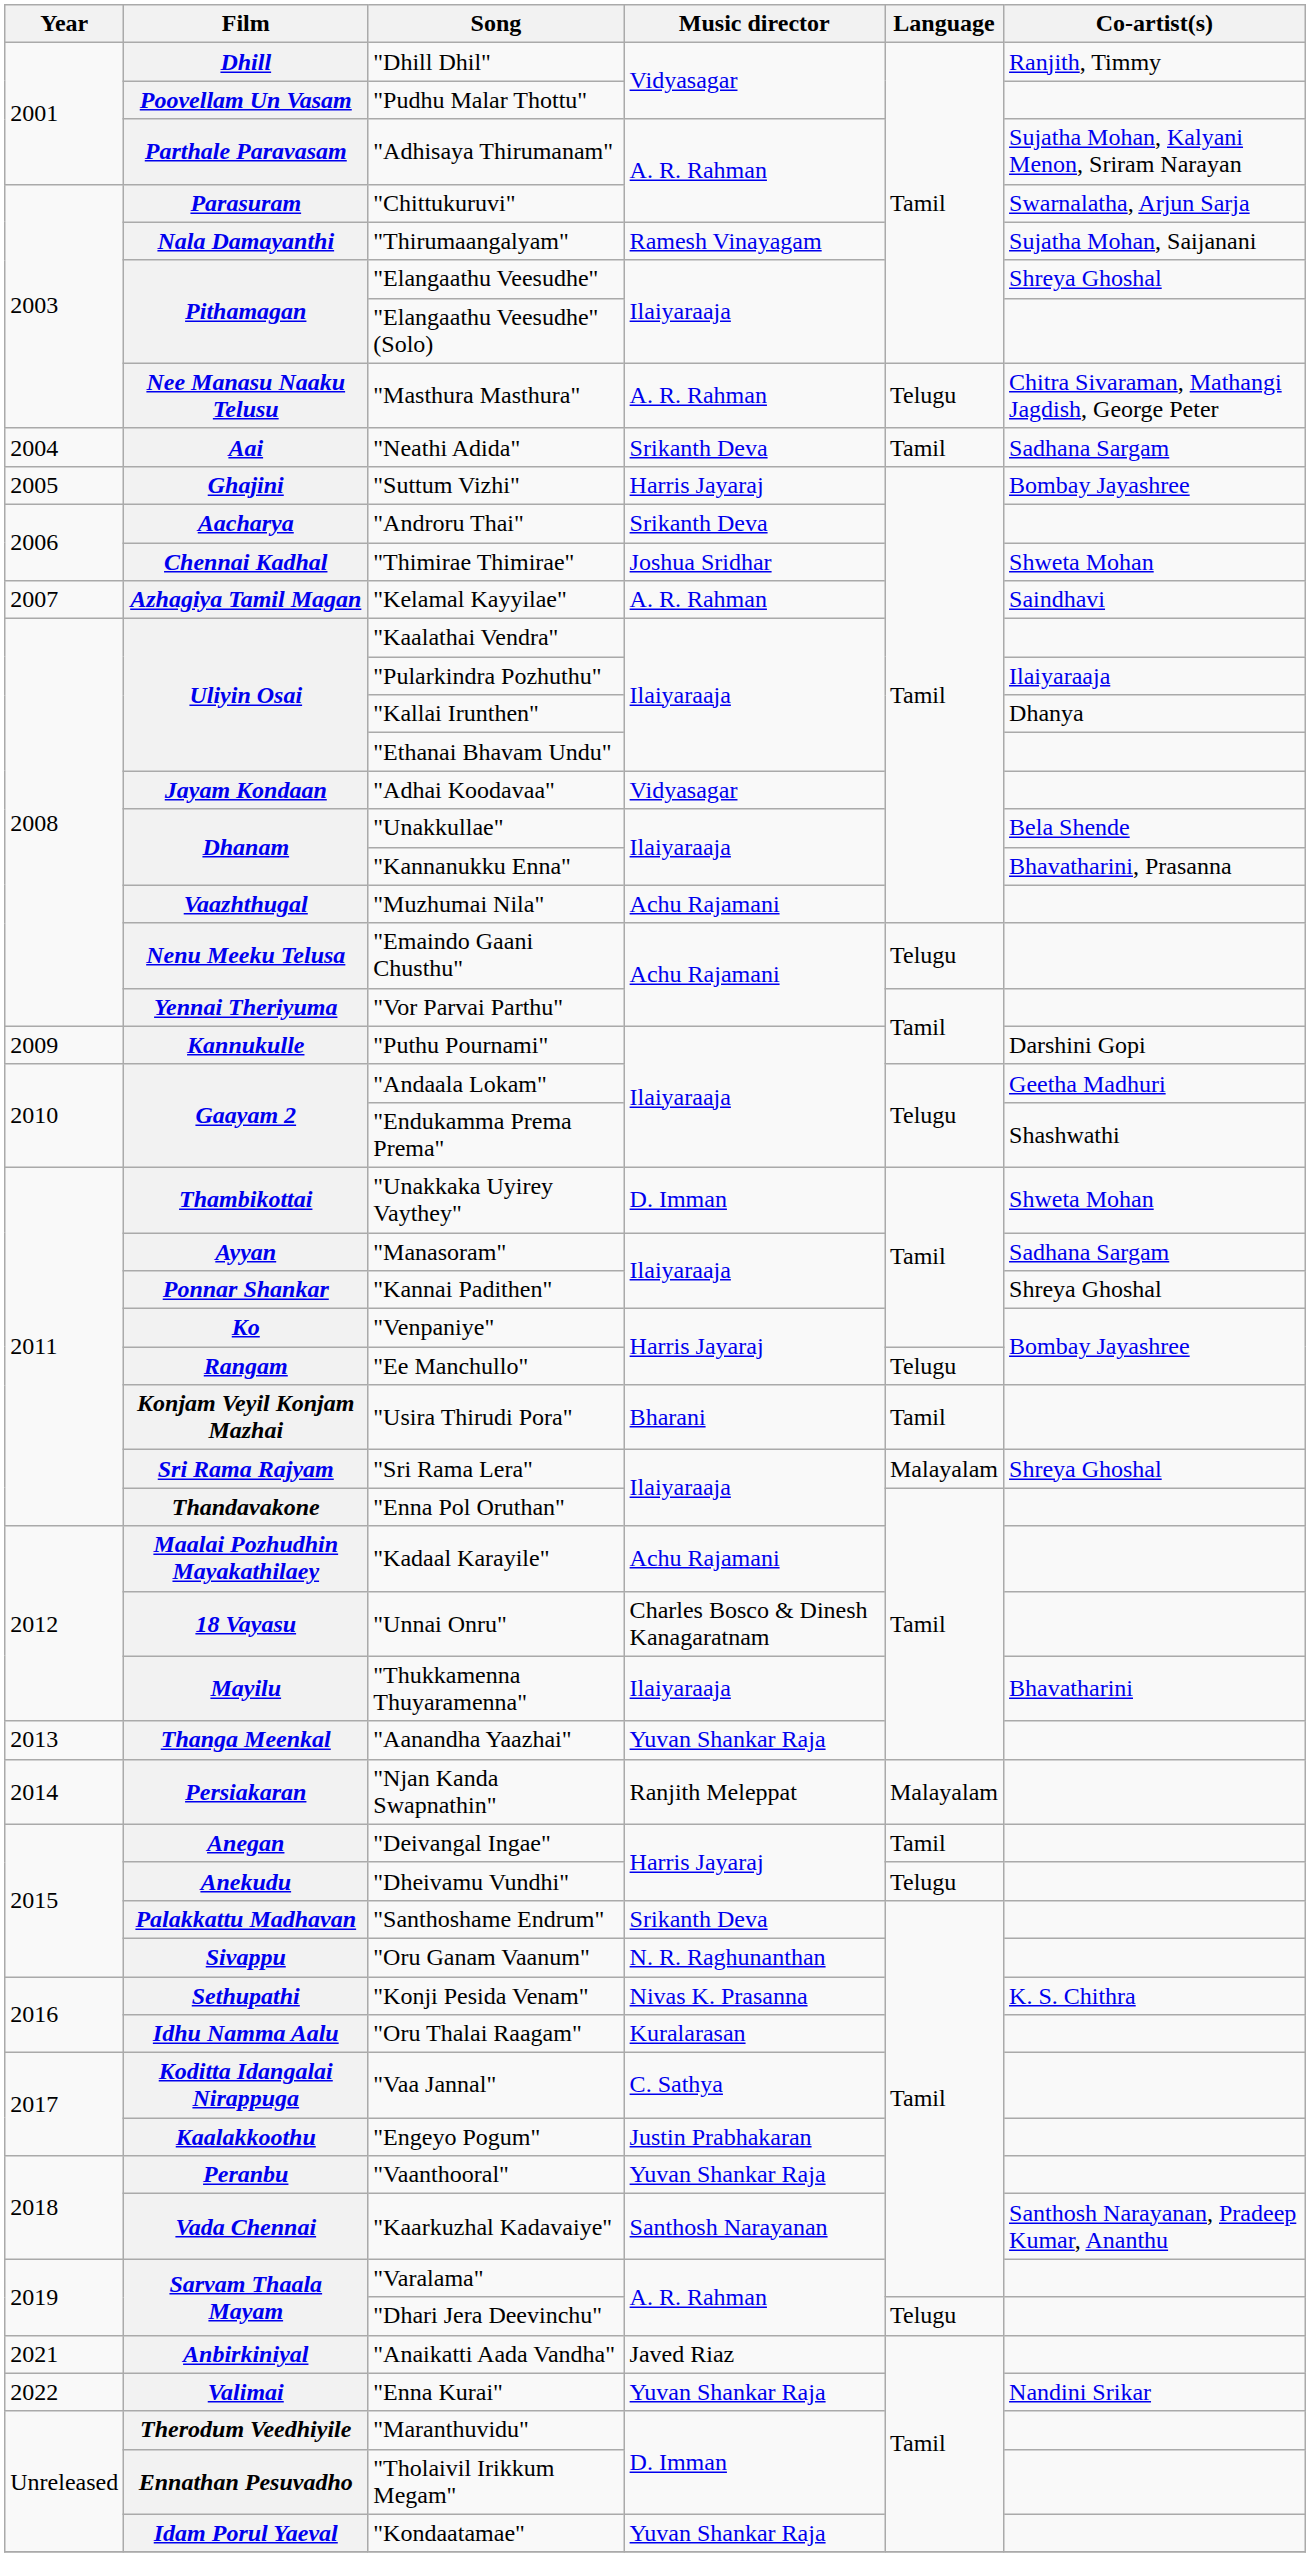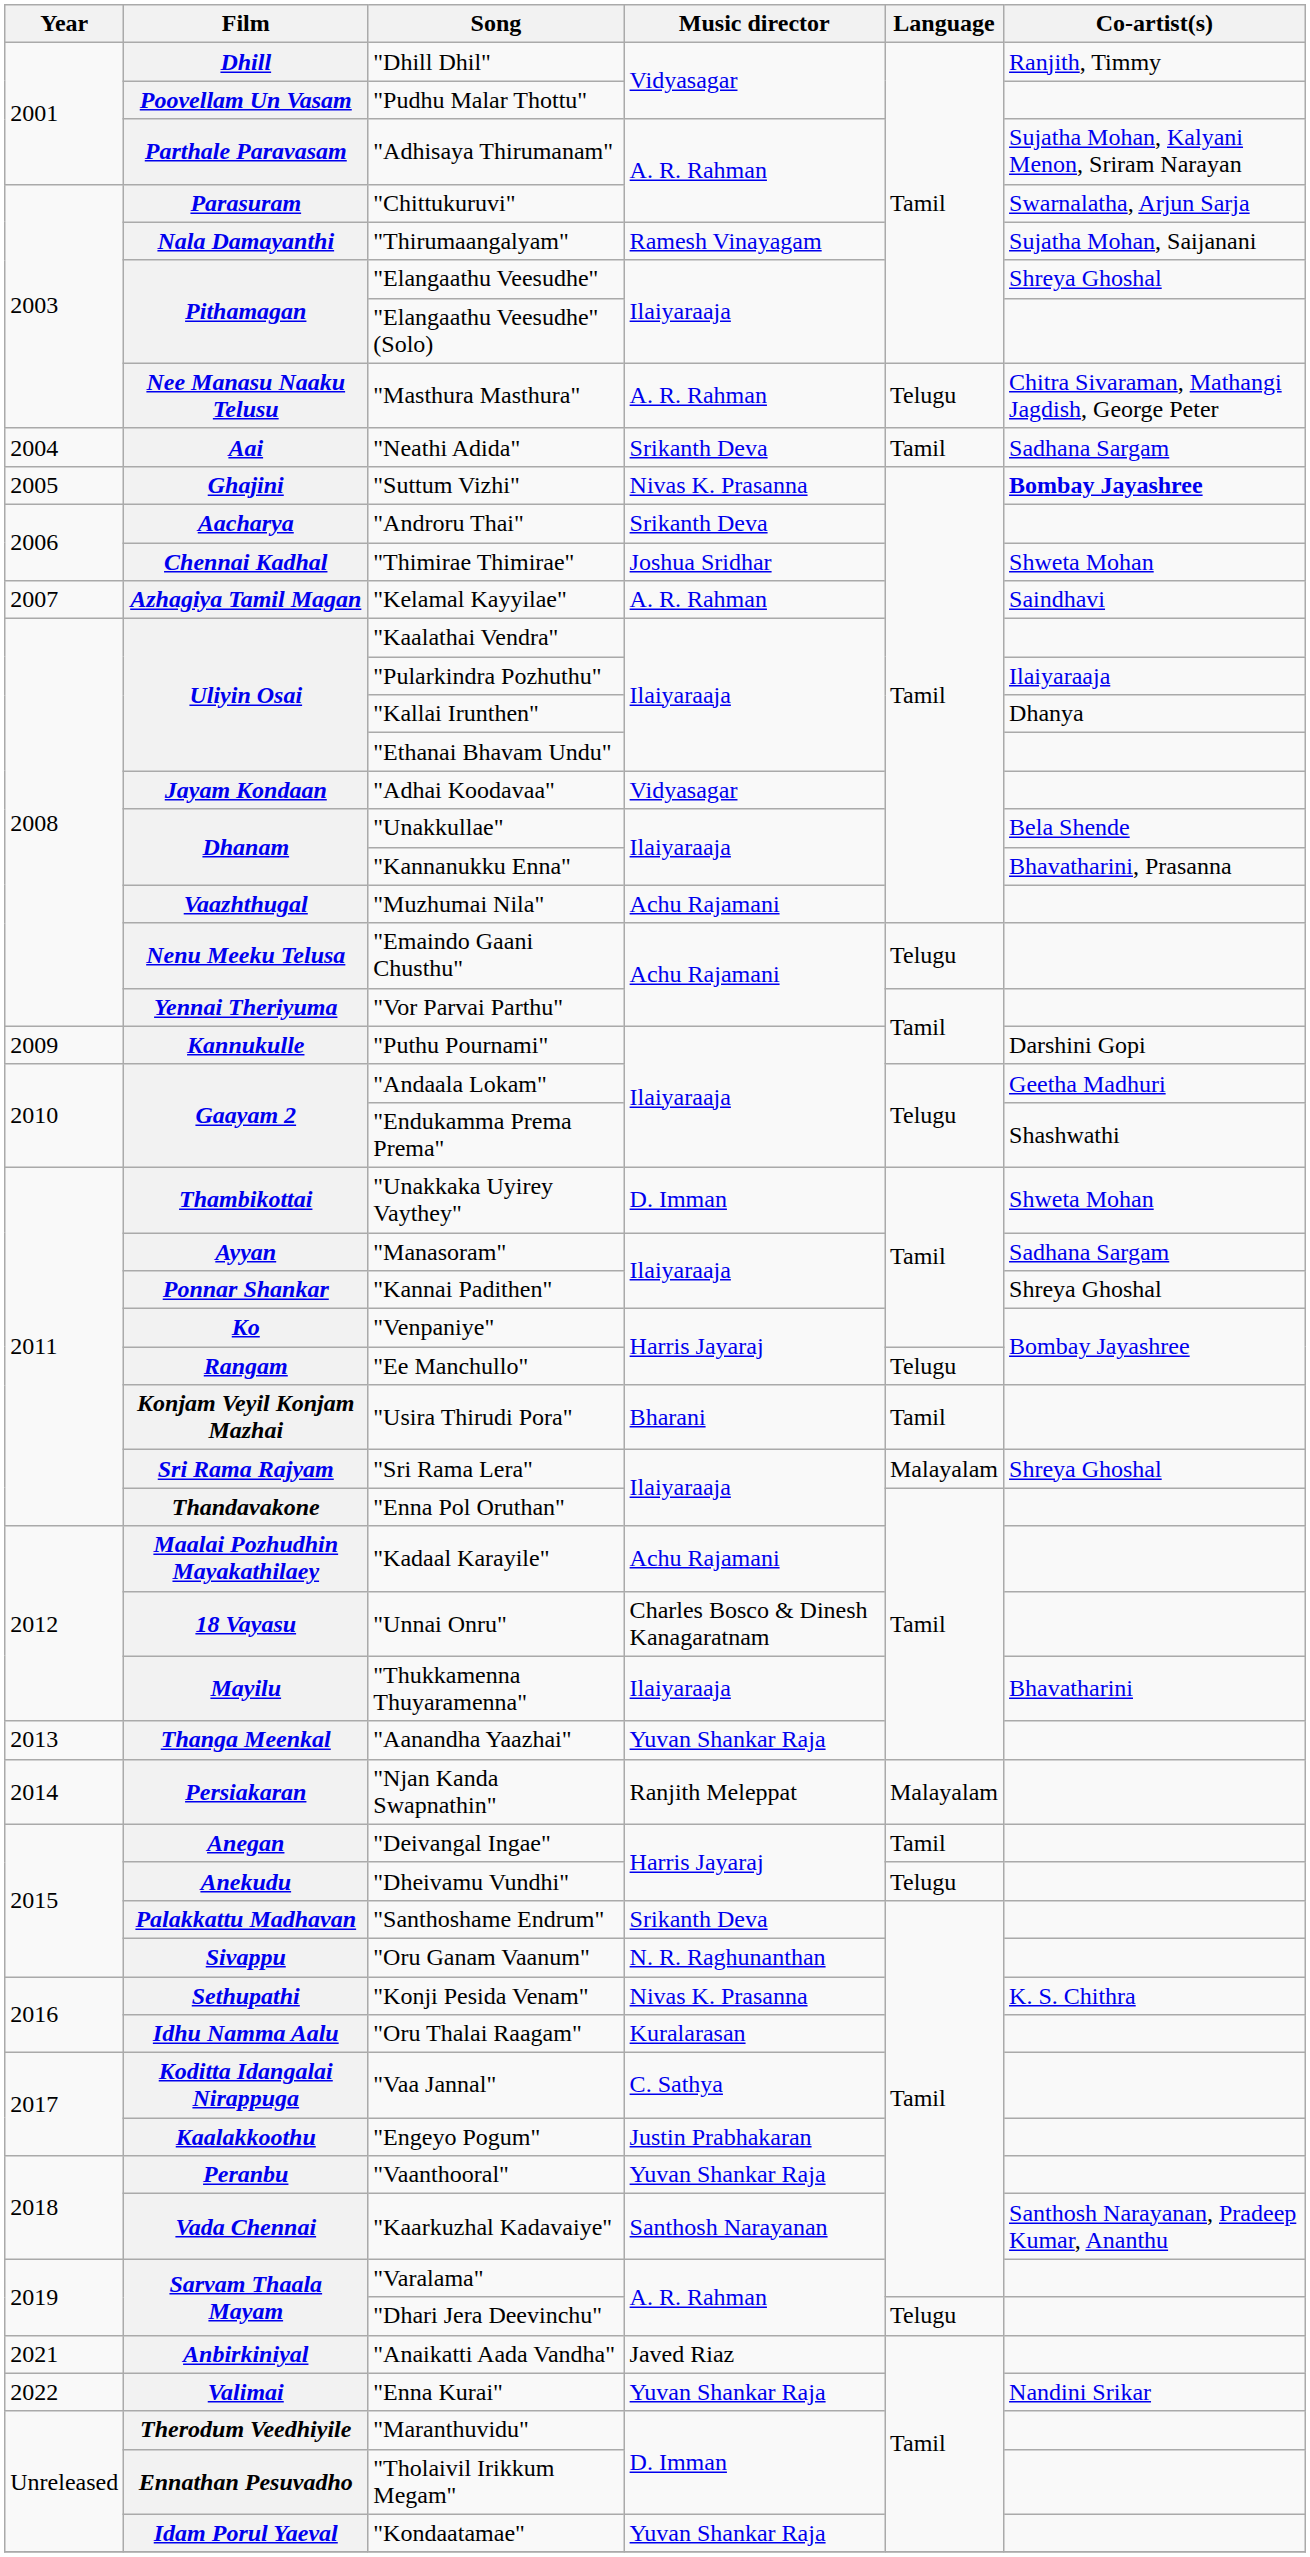(697, 485) Harris Jayaraj -> (719, 485) Nivas K. Prasanna
(1099, 485) normal -> (1106, 485) bold
